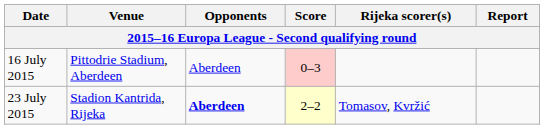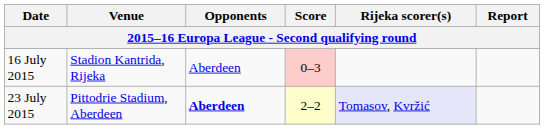(119, 67) Pittodrie Stadium, Aberdeen -> (117, 67) Stadion Kantrida, Rijeka
(117, 105) Stadion Kantrida, Rijeka -> (119, 105) Pittodrie Stadium, Aberdeen
(384, 105) no background -> (384, 105) lavender background
